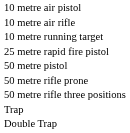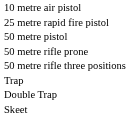- row: (40, 22)
- row: (54, 37)
+ row: (16, 109)
